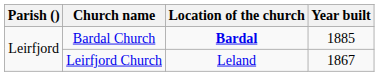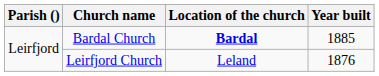(341, 60) 1867 -> (341, 60) 1876
